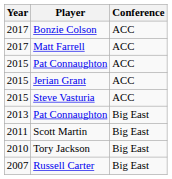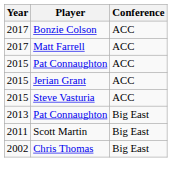- row: (18, 149)
- row: (18, 166)
+ row: (18, 149)
